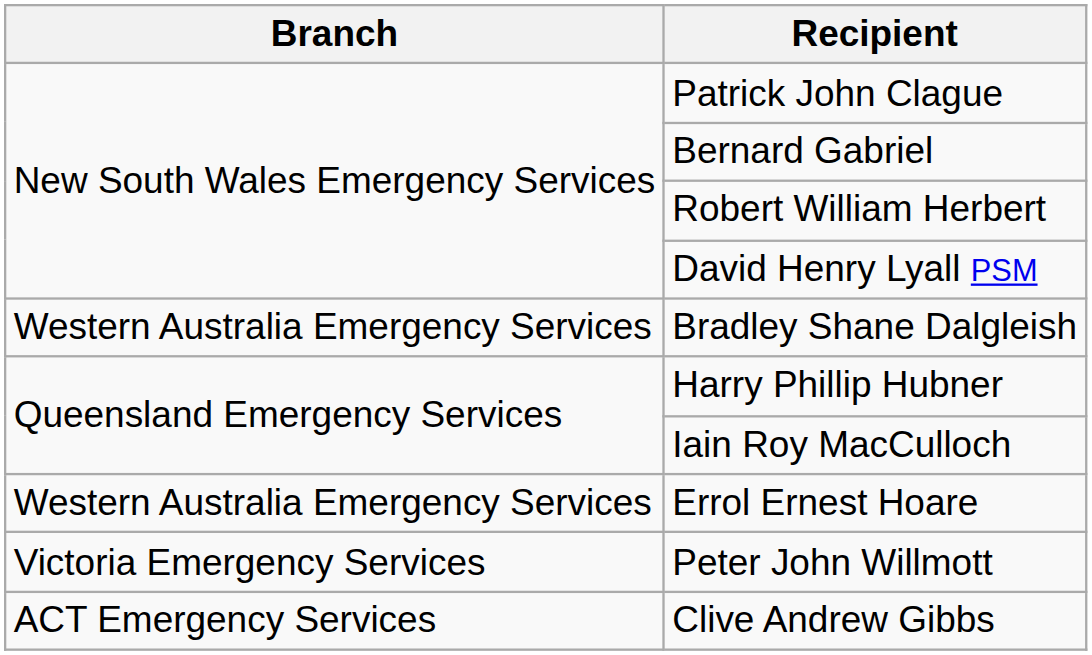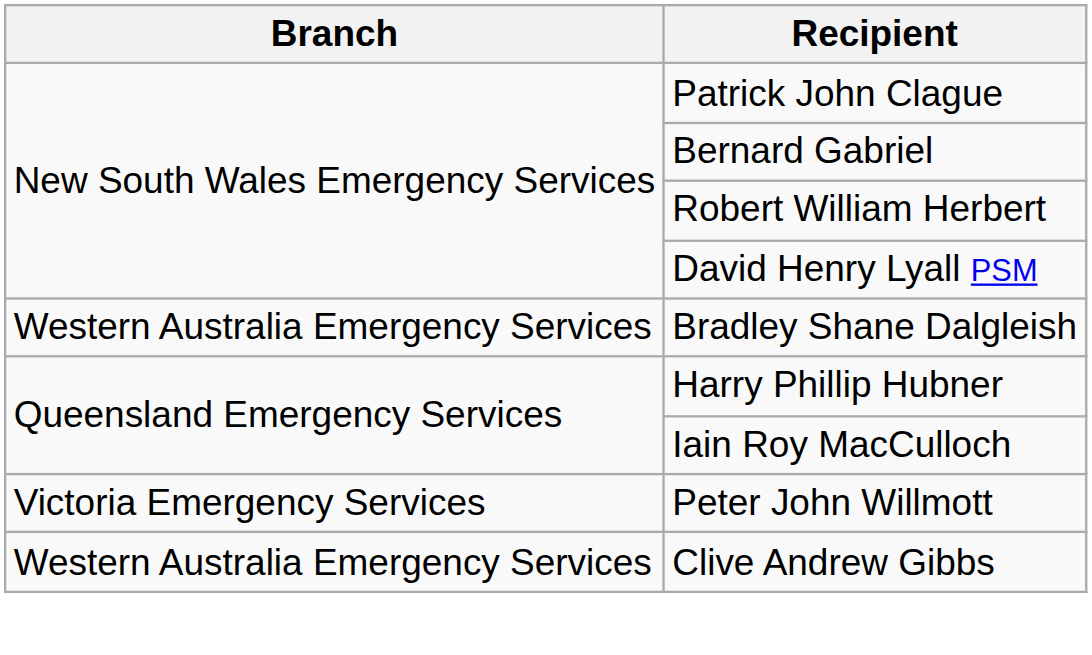- row: (825, 502)
(225, 619) ACT Emergency Services -> (333, 561) Western Australia Emergency Services
